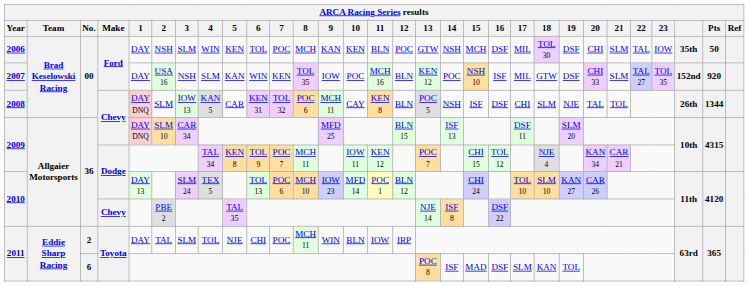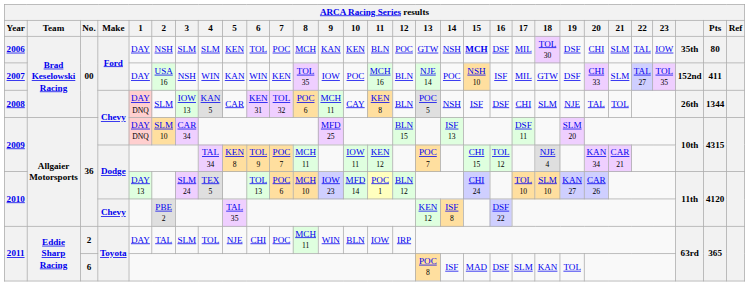(210, 49) WIN -> (210, 49) SLM
(476, 49) normal -> (476, 49) bold
(714, 49) 50 -> (715, 49) 80
(210, 76) SLM -> (210, 76) WIN
(428, 76) KEN 12 -> (428, 76) NJE 14
(714, 76) 920 -> (715, 76) 411
(428, 212) NJE 14 -> (428, 212) KEN 12
